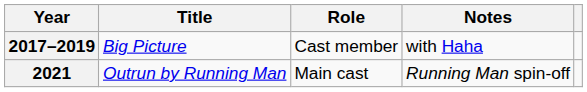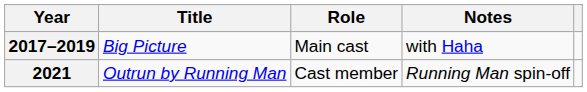(346, 45) Cast member -> (331, 45) Main cast
(331, 73) Main cast -> (346, 73) Cast member
